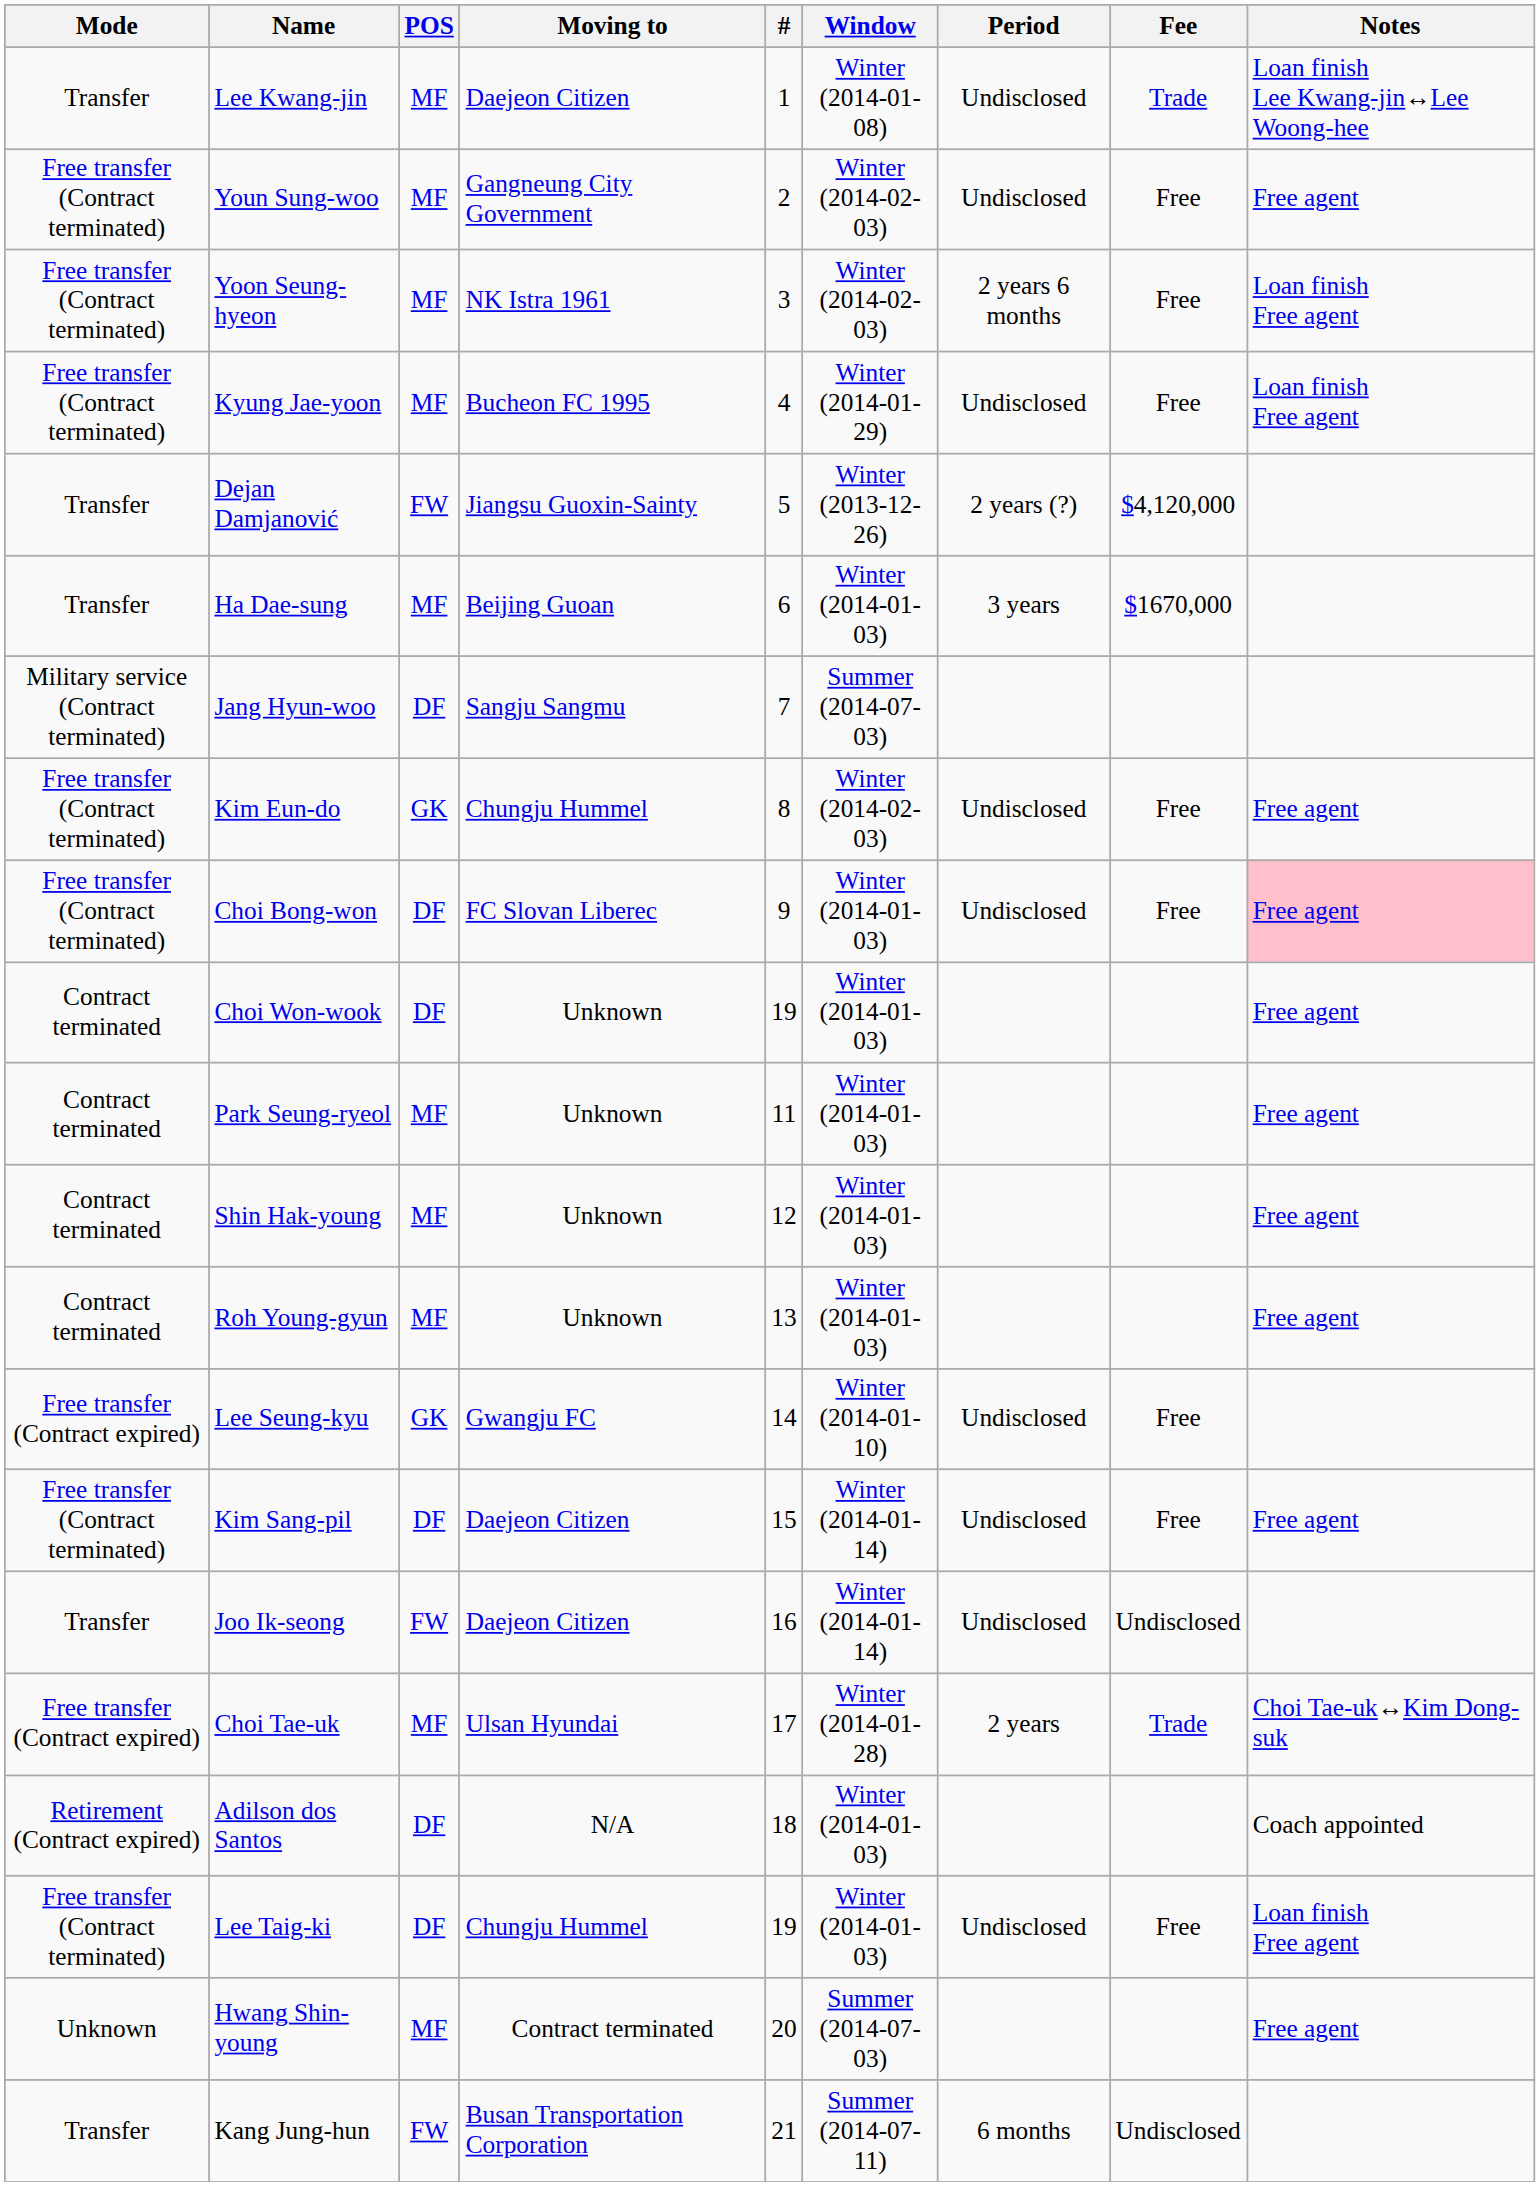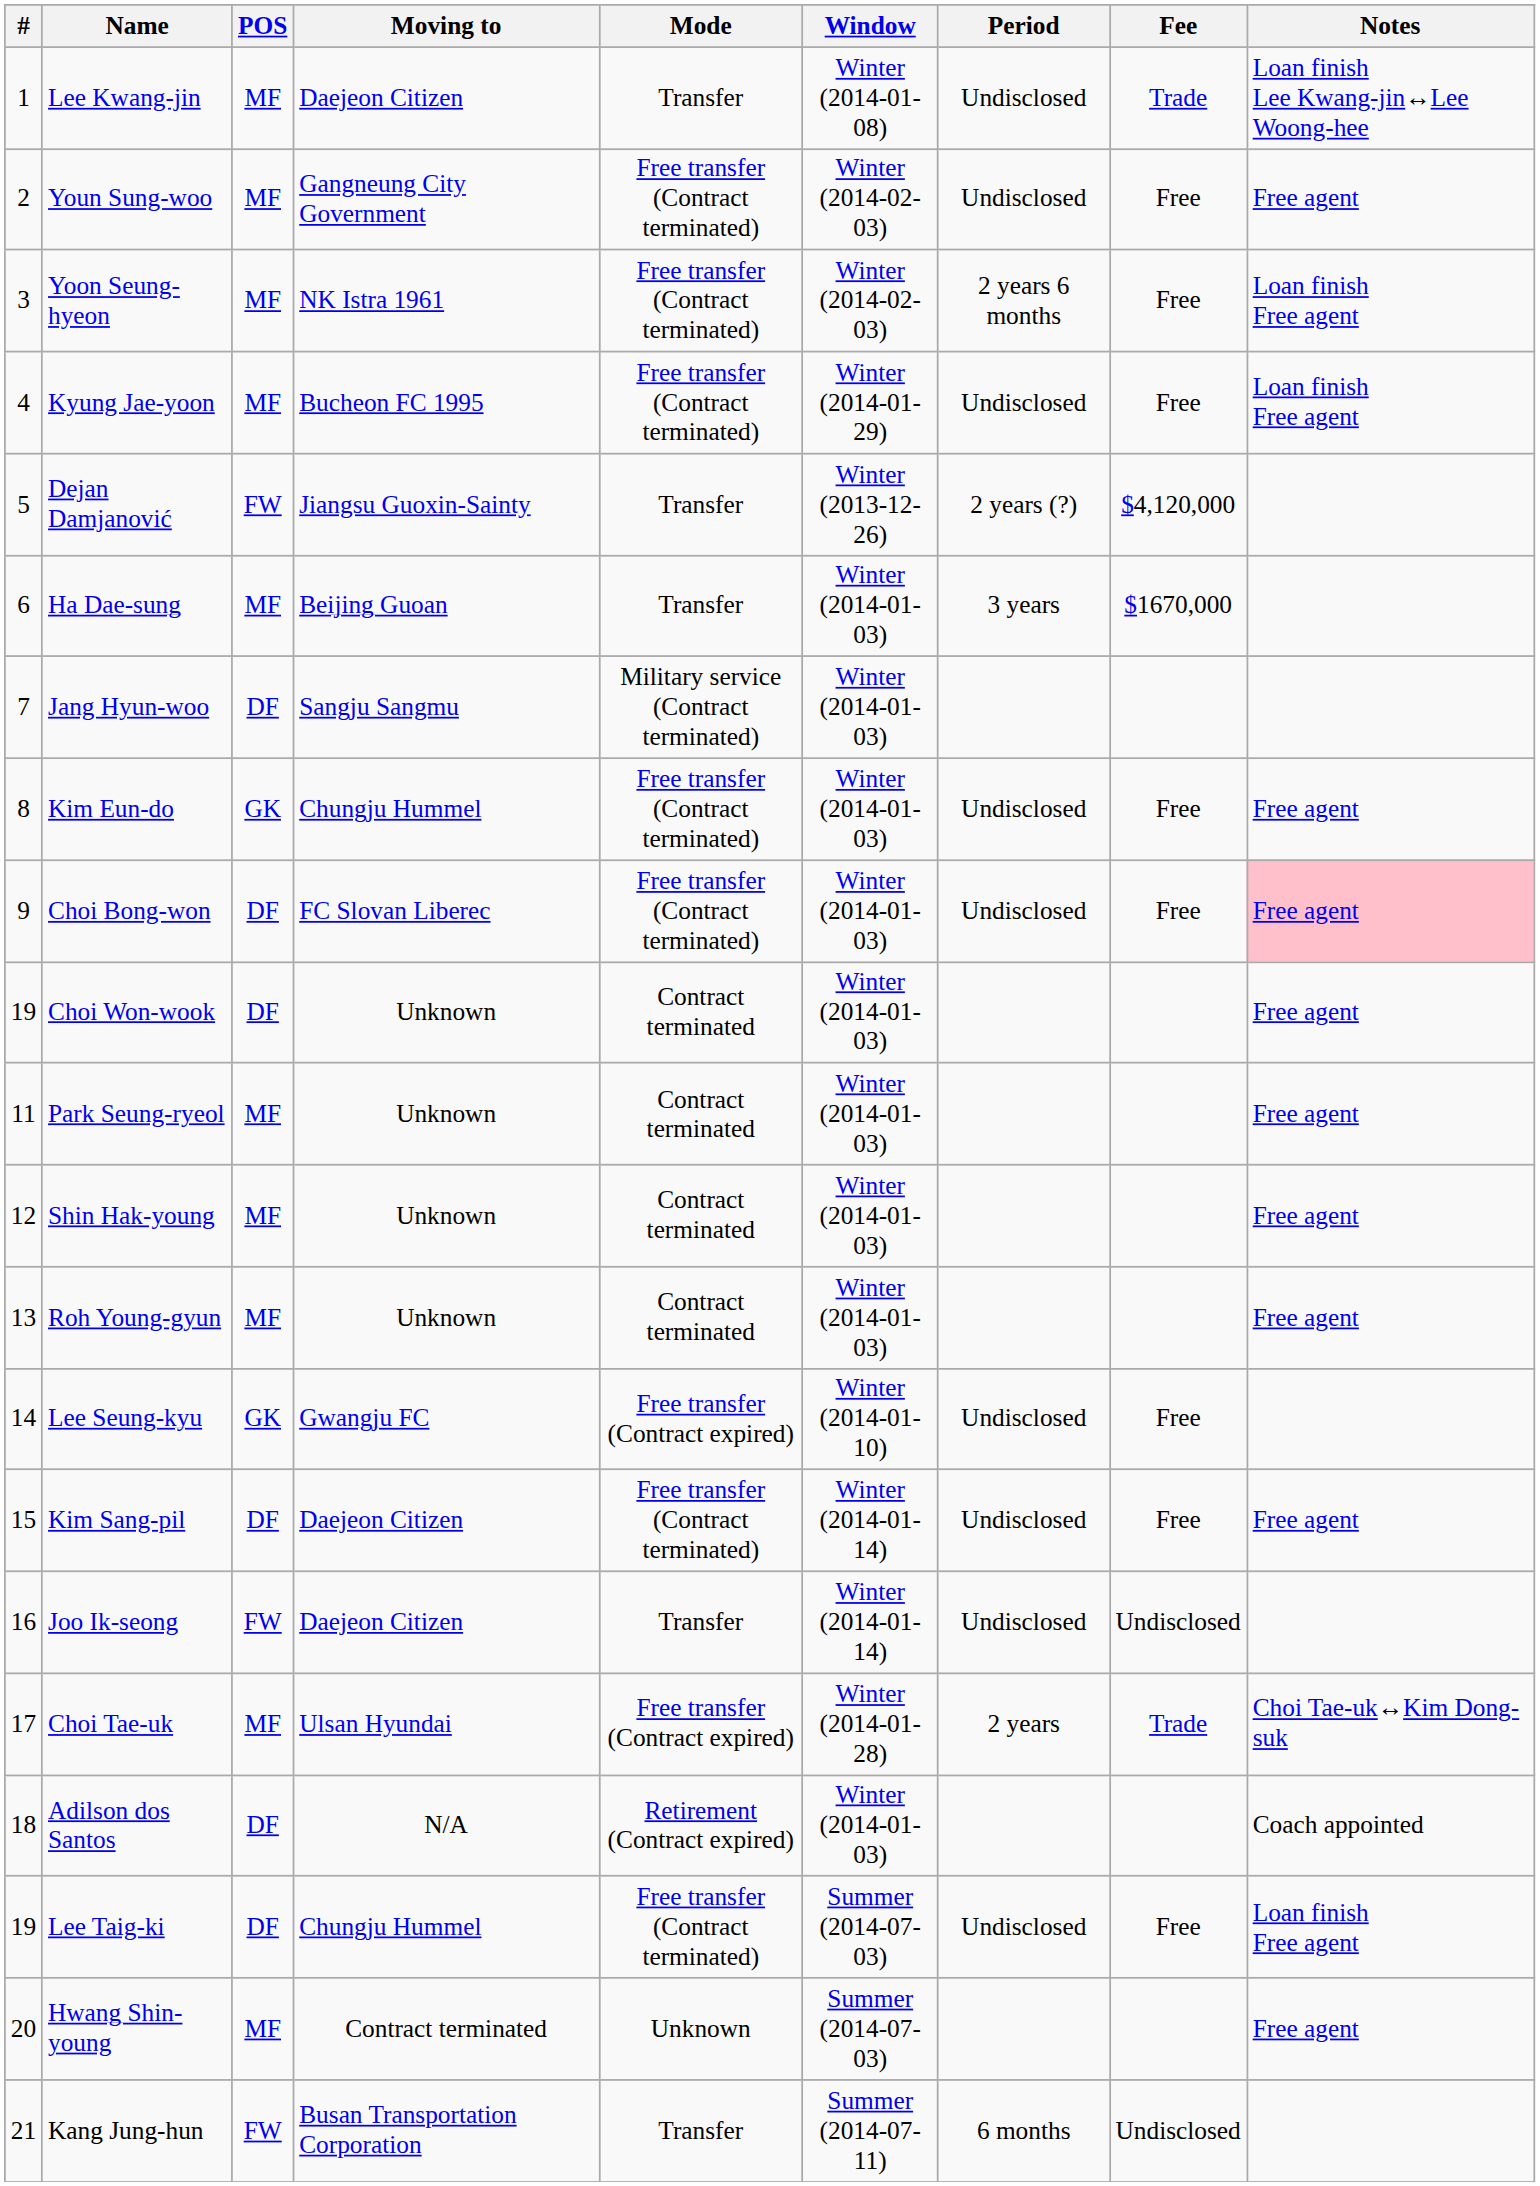columns swapped: (784, 25) <-> (107, 25)
(870, 707) Summer (2014-07-03) -> (870, 707) Winter (2014-01-03)
(870, 808) Winter (2014-02-03) -> (870, 808) Winter (2014-01-03)
(870, 1927) Winter (2014-01-03) -> (870, 1927) Summer (2014-07-03)
